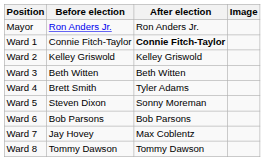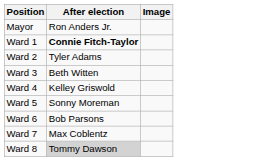- column: (90, 12)
(169, 57) Kelley Griswold -> (75, 57) Tyler Adams
(162, 88) Tyler Adams -> (82, 88) Kelley Griswold
(170, 149) no background -> (83, 149) lightgrey background
